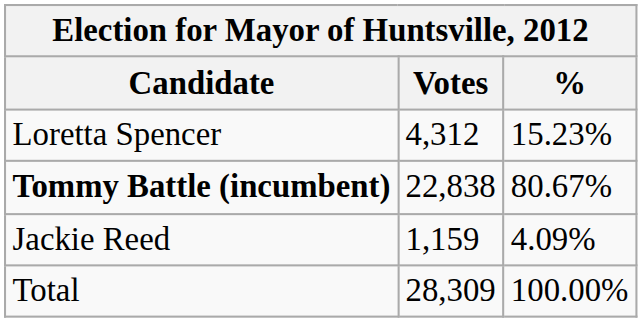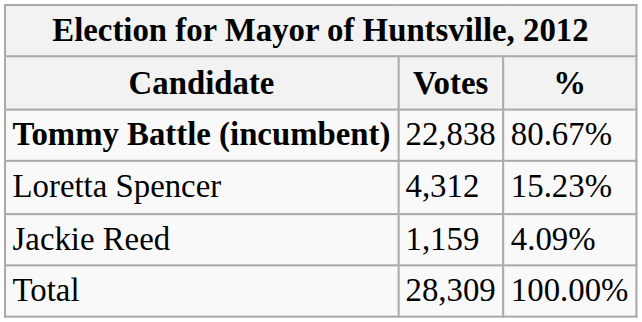rows swapped: (201, 186) <-> (117, 134)
